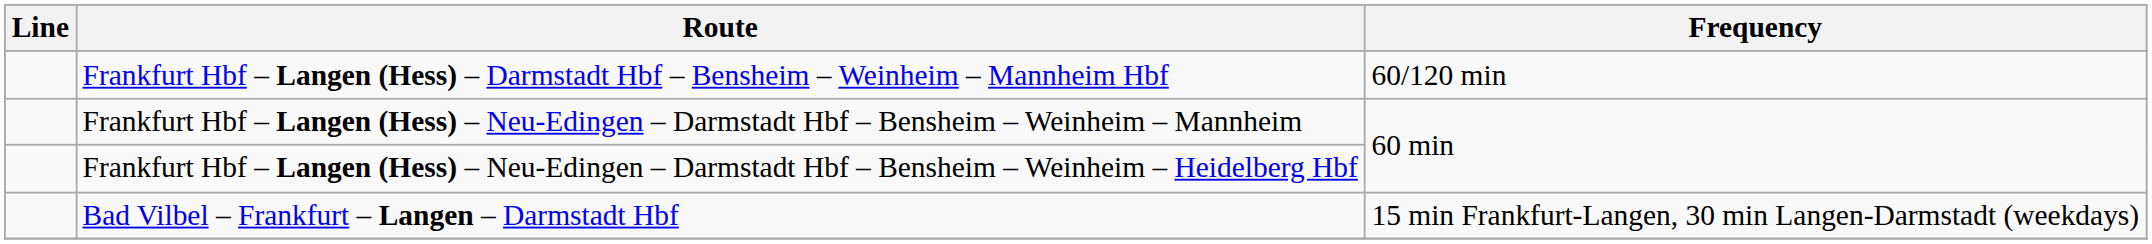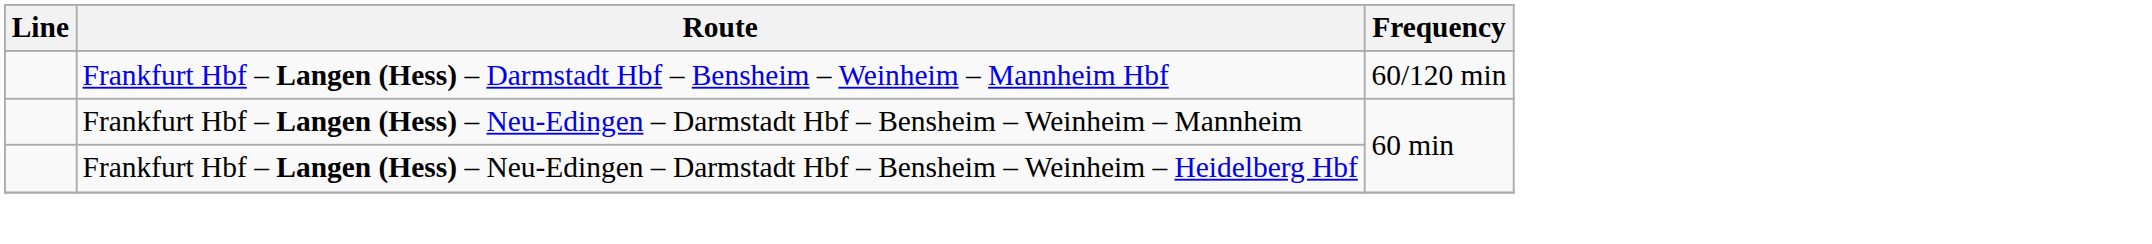- row: (381, 214)
